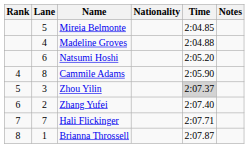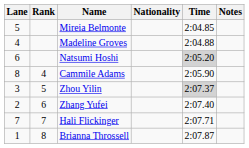columns swapped: (18, 12) <-> (44, 12)
(199, 58) no background -> (199, 58) lightgrey background
